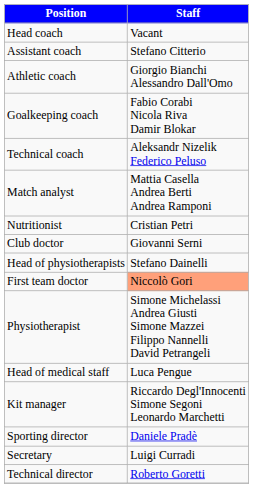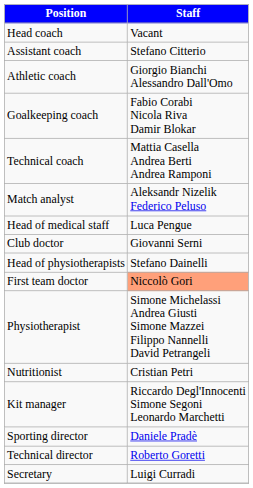(174, 154) Aleksandr Nizelik Federico Peluso -> (171, 161) Mattia Casella Andrea Berti Andrea Ramponi
(171, 193) Mattia Casella Andrea Berti Andrea Ramponi -> (174, 199) Aleksandr Nizelik Federico Peluso
rows swapped: (58, 372) <-> (34, 225)
rows swapped: (50, 474) <-> (29, 455)
